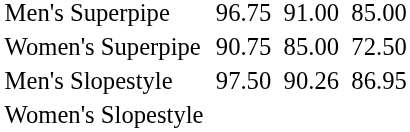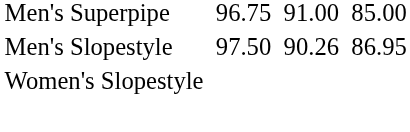- row: (103, 47)
